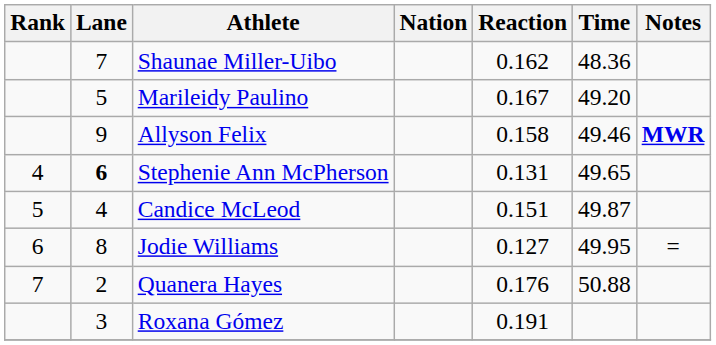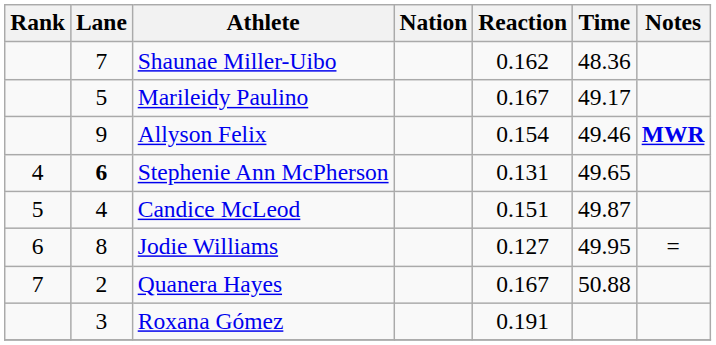(604, 97) 49.20 -> (604, 97) 49.17
(523, 135) 0.158 -> (523, 135) 0.154
(523, 284) 0.176 -> (523, 284) 0.167
